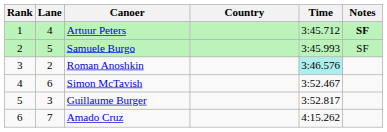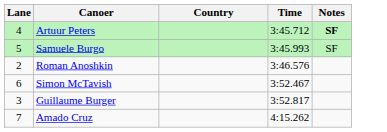- column: (20, 13)
(321, 65) paleturquoise background -> (290, 65) no background
